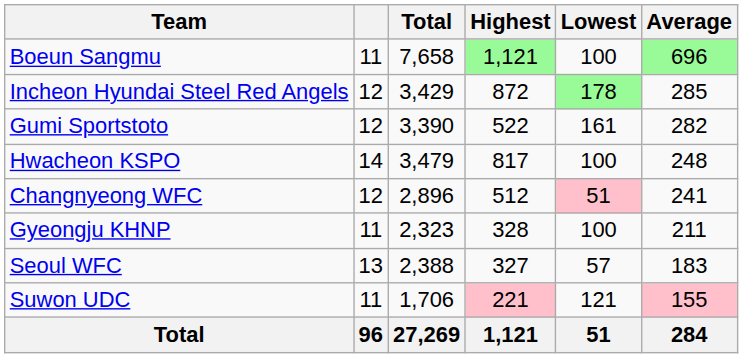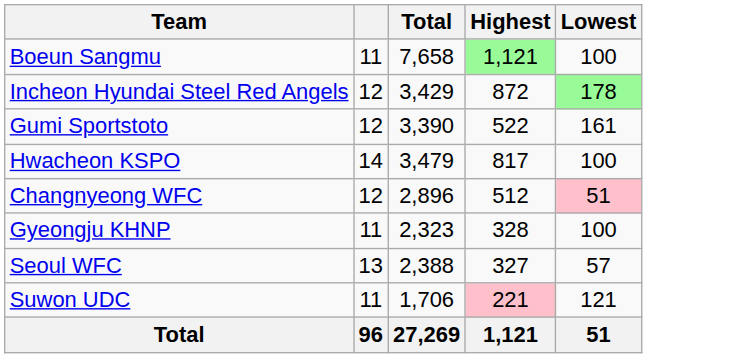- column: (689, 21)
